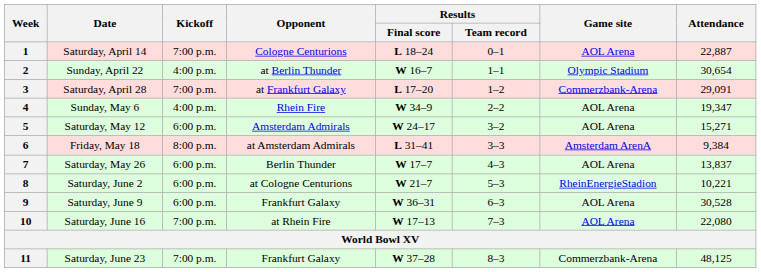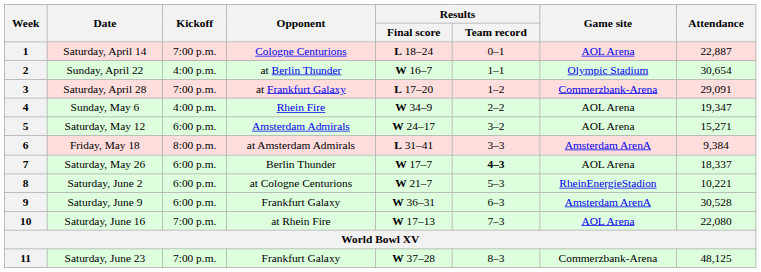(496, 164) normal -> (496, 164) bold
(716, 164) 13,837 -> (716, 164) 18,337
(608, 202) AOL Arena -> (608, 202) Amsterdam ArenA
